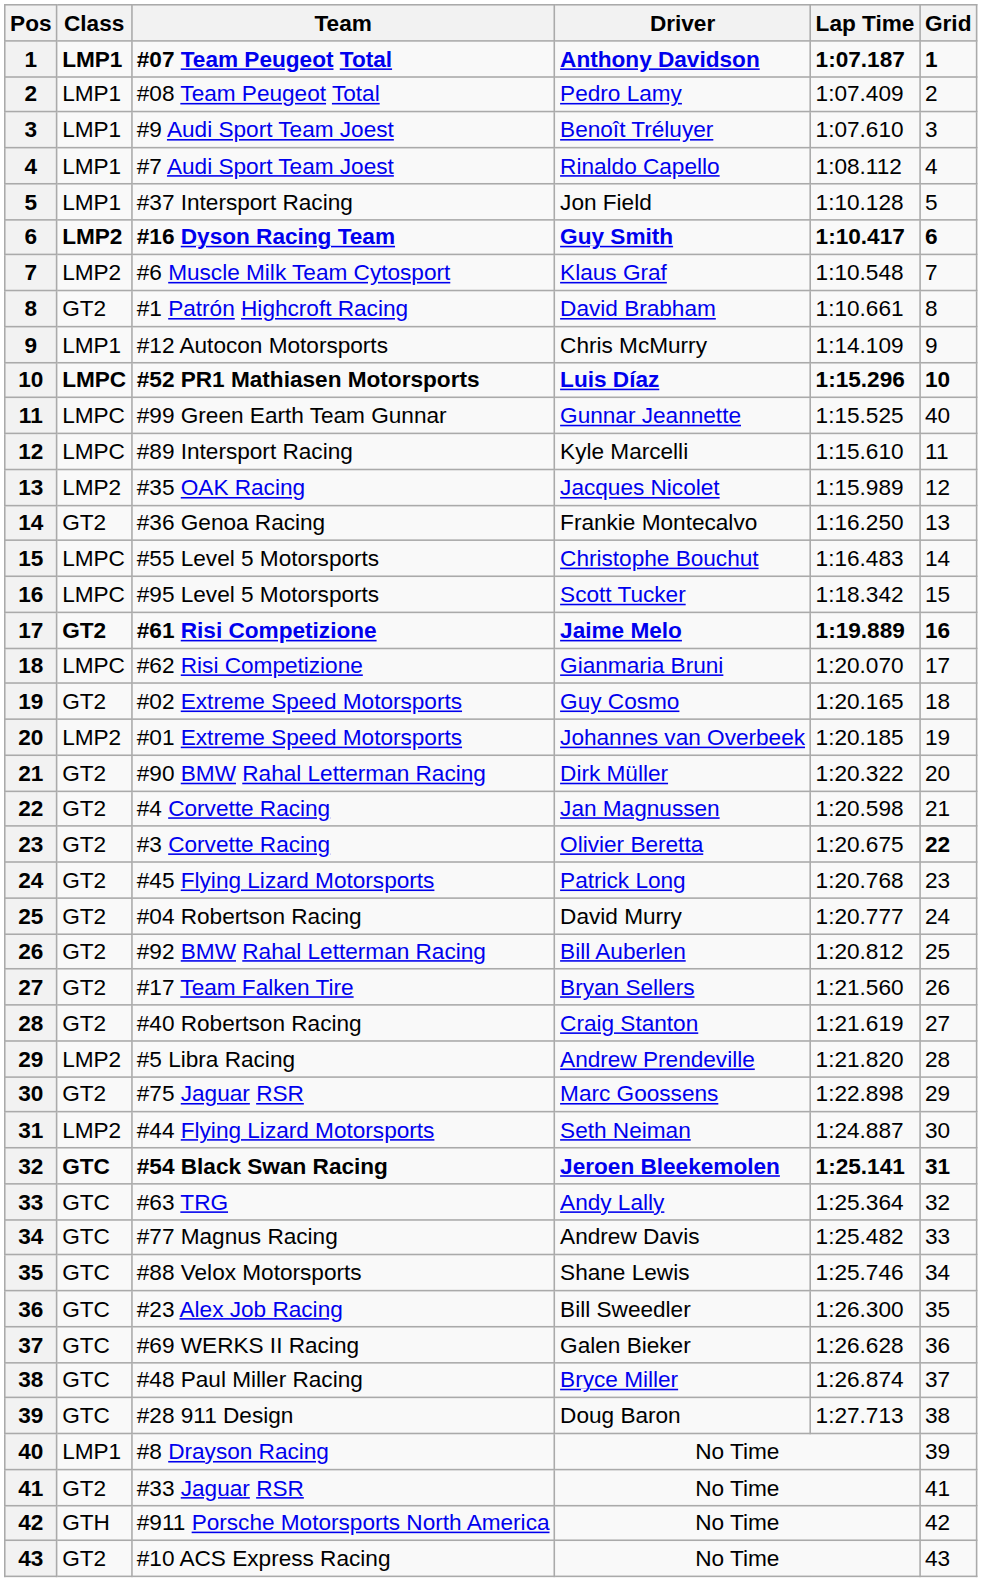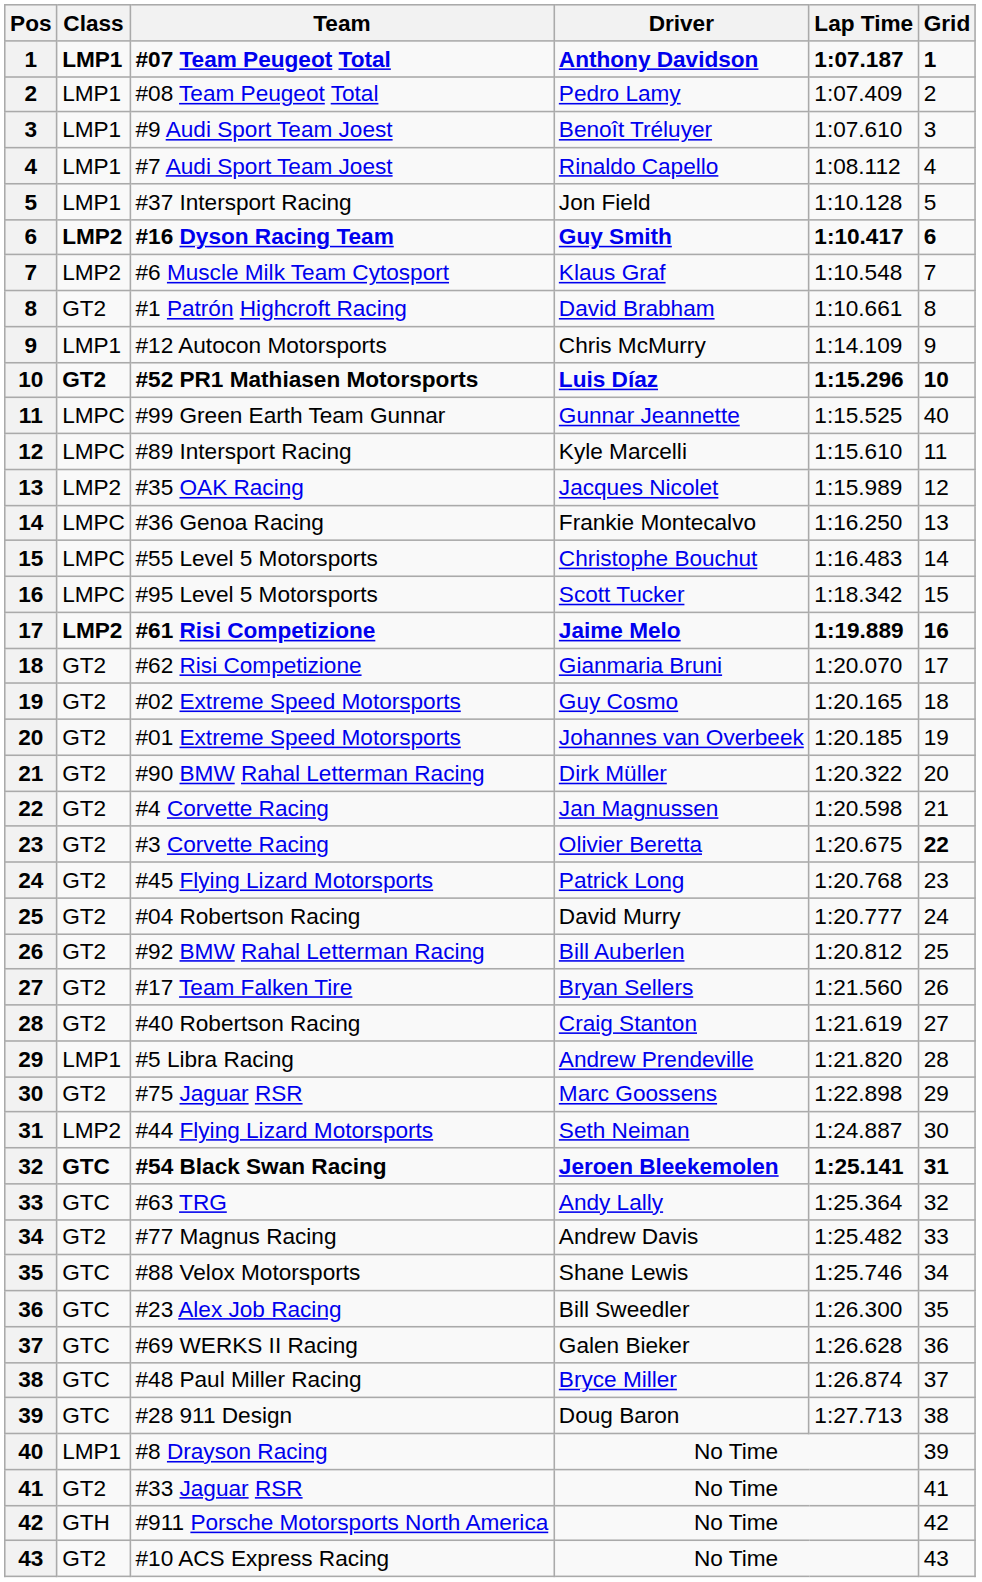(94, 380) LMPC -> (84, 380) GT2
(84, 523) GT2 -> (94, 523) LMPC
(84, 630) GT2 -> (92, 630) LMP2
(94, 666) LMPC -> (84, 666) GT2
(92, 737) LMP2 -> (84, 737) GT2
(92, 1059) LMP2 -> (92, 1059) LMP1
(86, 1237) GTC -> (84, 1237) GT2
